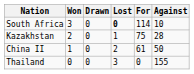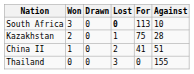(143, 24) 114 -> (143, 24) 113
(141, 50) 61 -> (141, 50) 41
(159, 50) 50 -> (159, 50) 51
